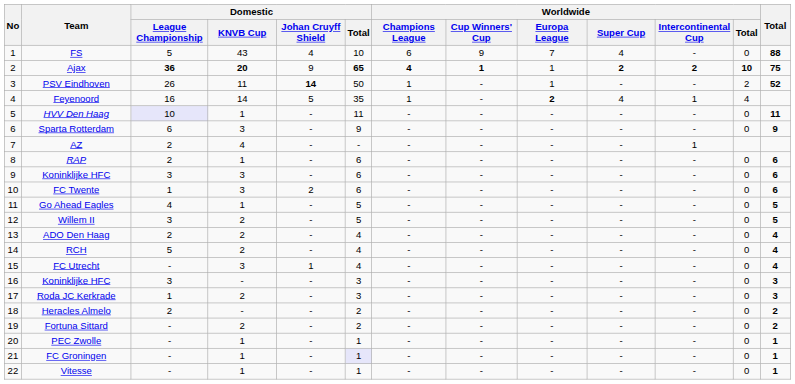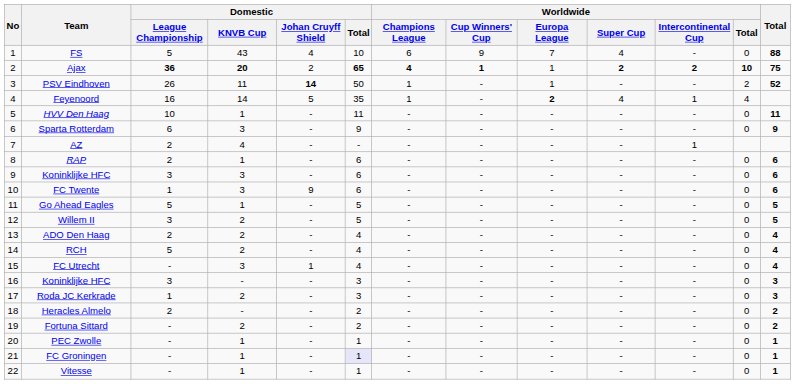(311, 68) 9 -> (311, 68) 2
(169, 114) lavender background -> (169, 114) no background
(311, 190) 2 -> (311, 190) 9
(169, 205) 4 -> (169, 205) 5
